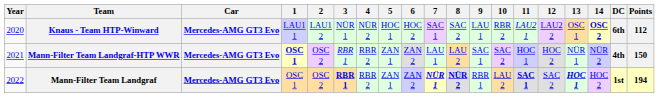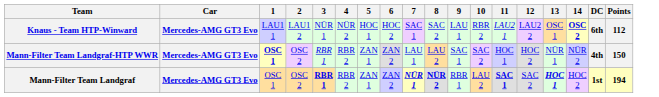- column: (15, 11)
